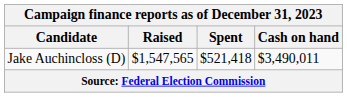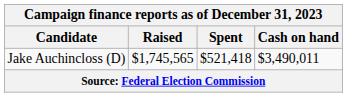(163, 59) $1,547,565 -> (163, 59) $1,745,565
